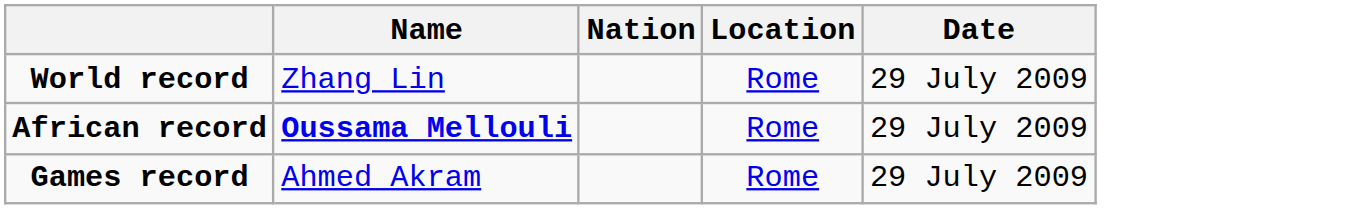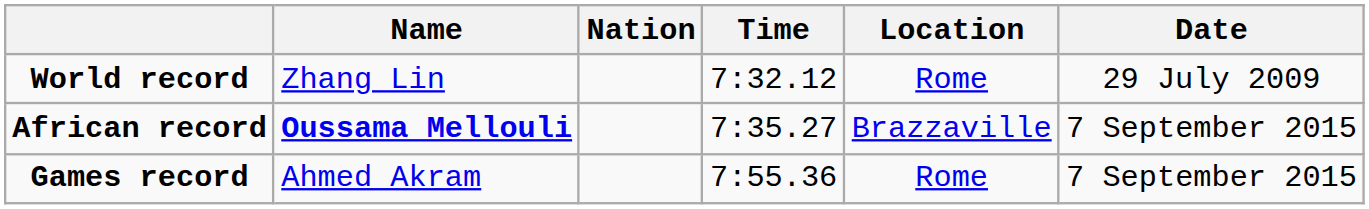+ column: (774, 30)
(783, 129) Rome -> (952, 129) Brazzaville
(979, 129) 29 July 2009 -> (1212, 129) 7 September 2015
(979, 178) 29 July 2009 -> (1212, 178) 7 September 2015
